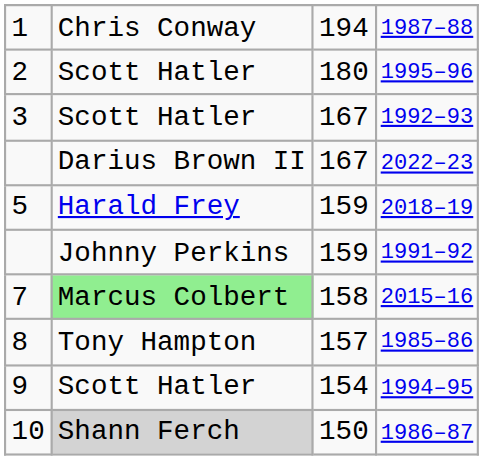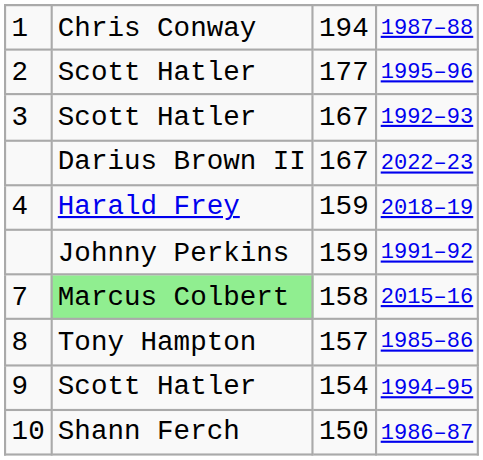(344, 72) 180 -> (344, 72) 177
(20, 207) 5 -> (20, 207) 4
(149, 432) lightgrey background -> (149, 432) no background
